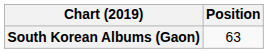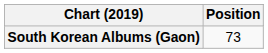(233, 37) 63 -> (233, 37) 73
